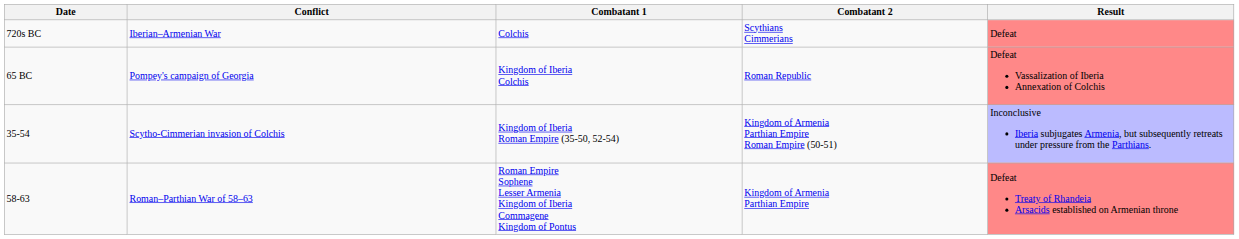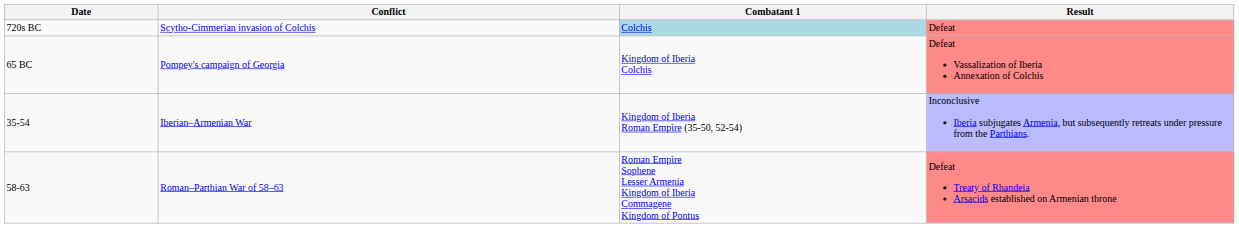- column: (865, 12)
(175, 33) Iberian–Armenian War -> (238, 28) Scytho-Cimmerian invasion of Colchis
(514, 33) no background -> (636, 28) lightblue background
(207, 133) Scytho-Cimmerian invasion of Colchis -> (206, 122) Iberian–Armenian War
